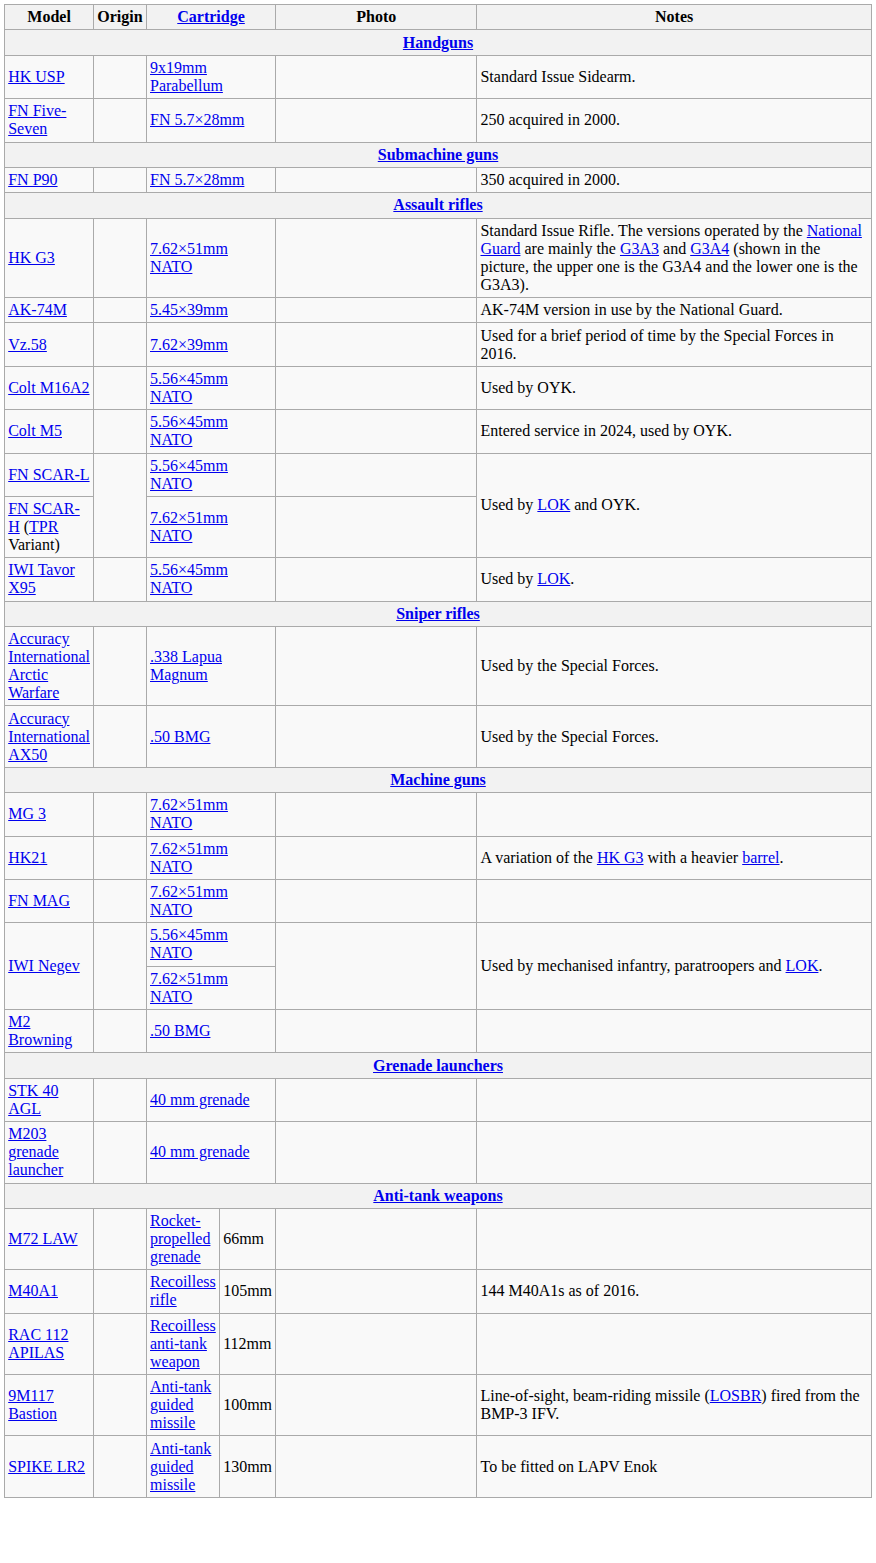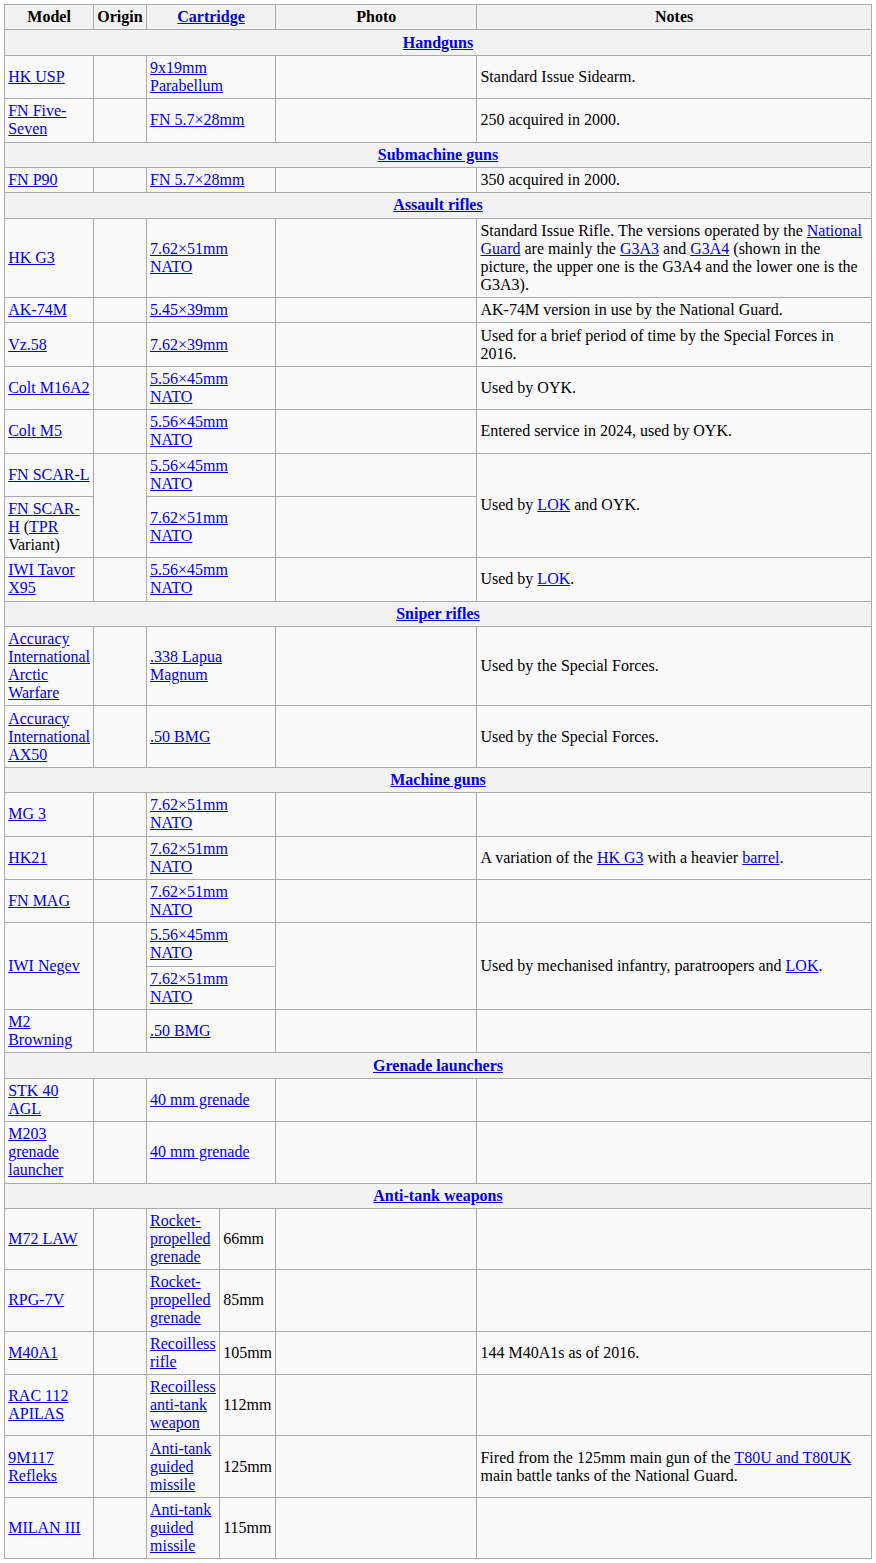+ row: (36, 1300)
- row: (33, 1405)
+ row: (33, 1466)
+ row: (44, 1527)
- row: (47, 1466)
